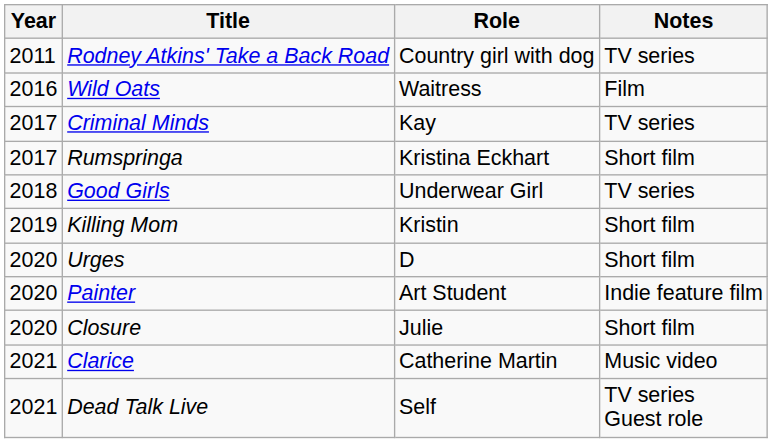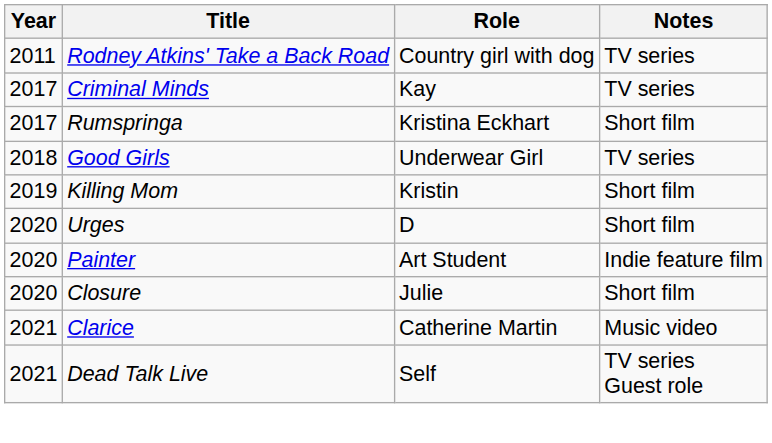- row: (114, 89)
